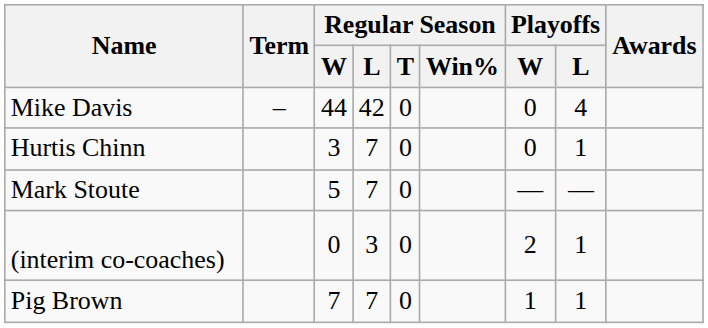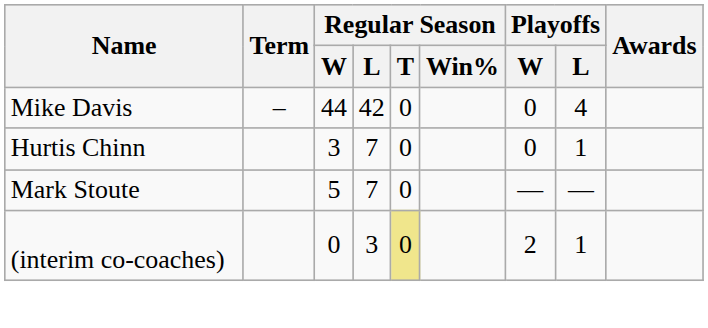(405, 245) no background -> (405, 245) khaki background
- row: (67, 300)
